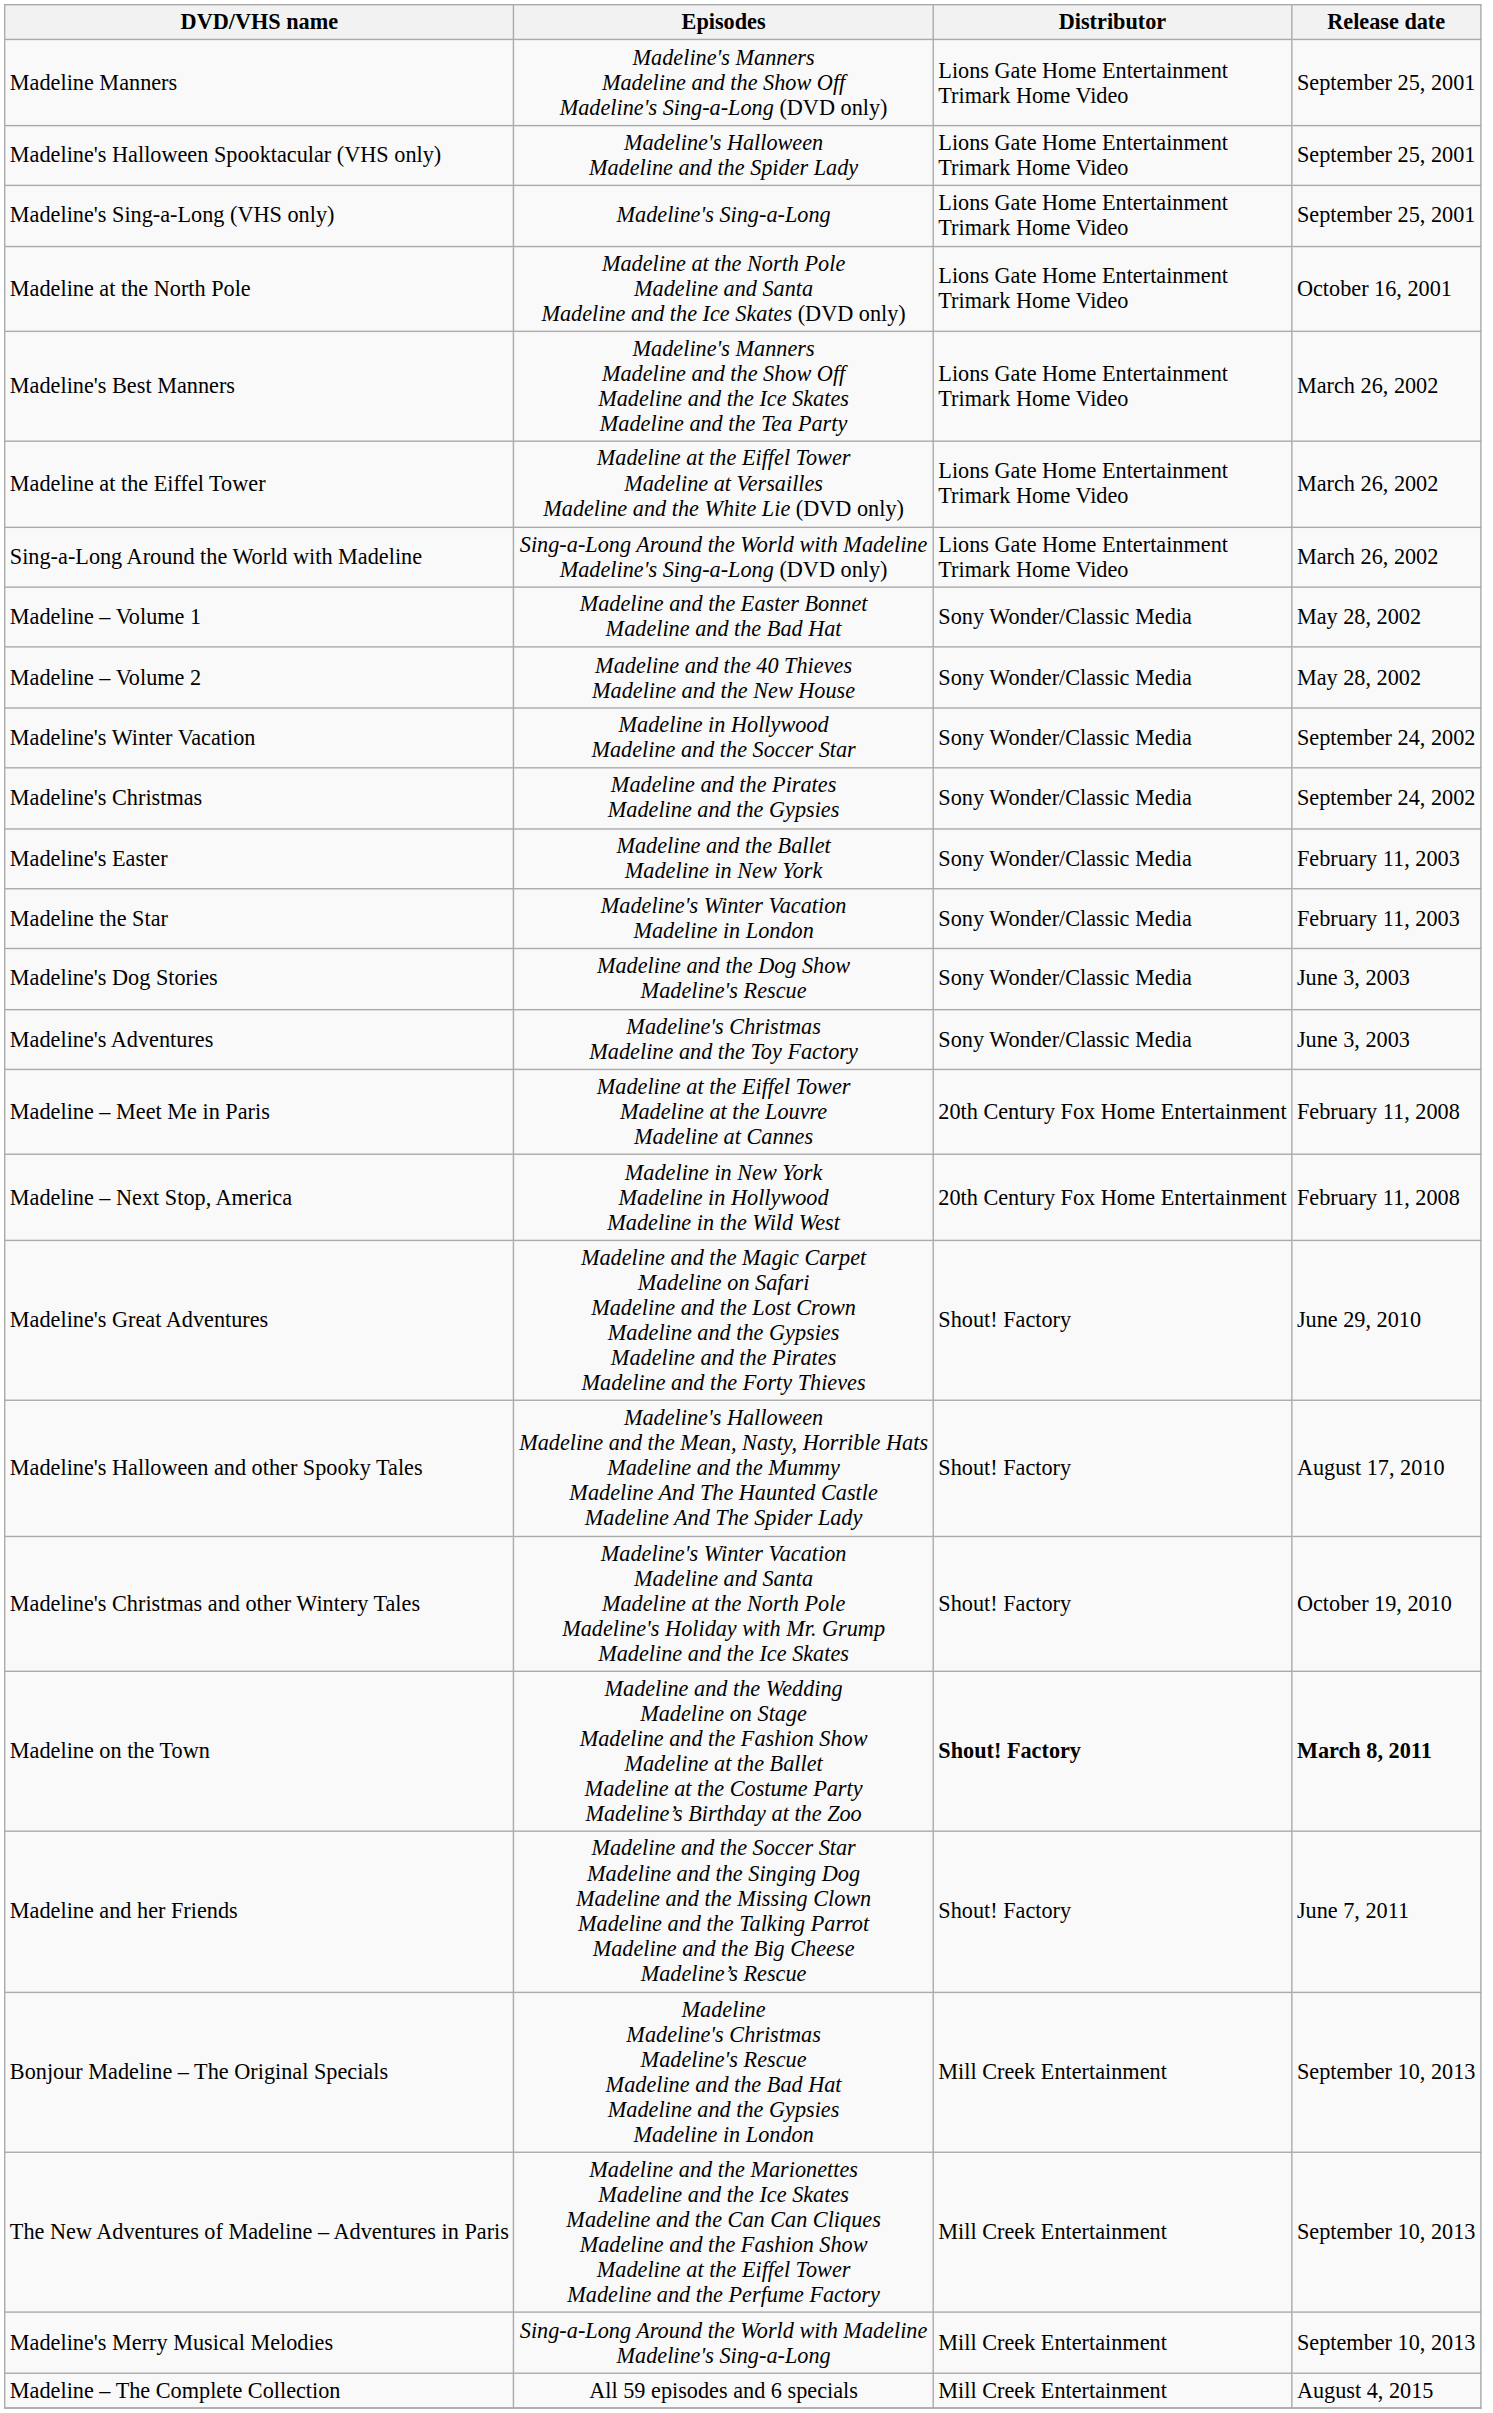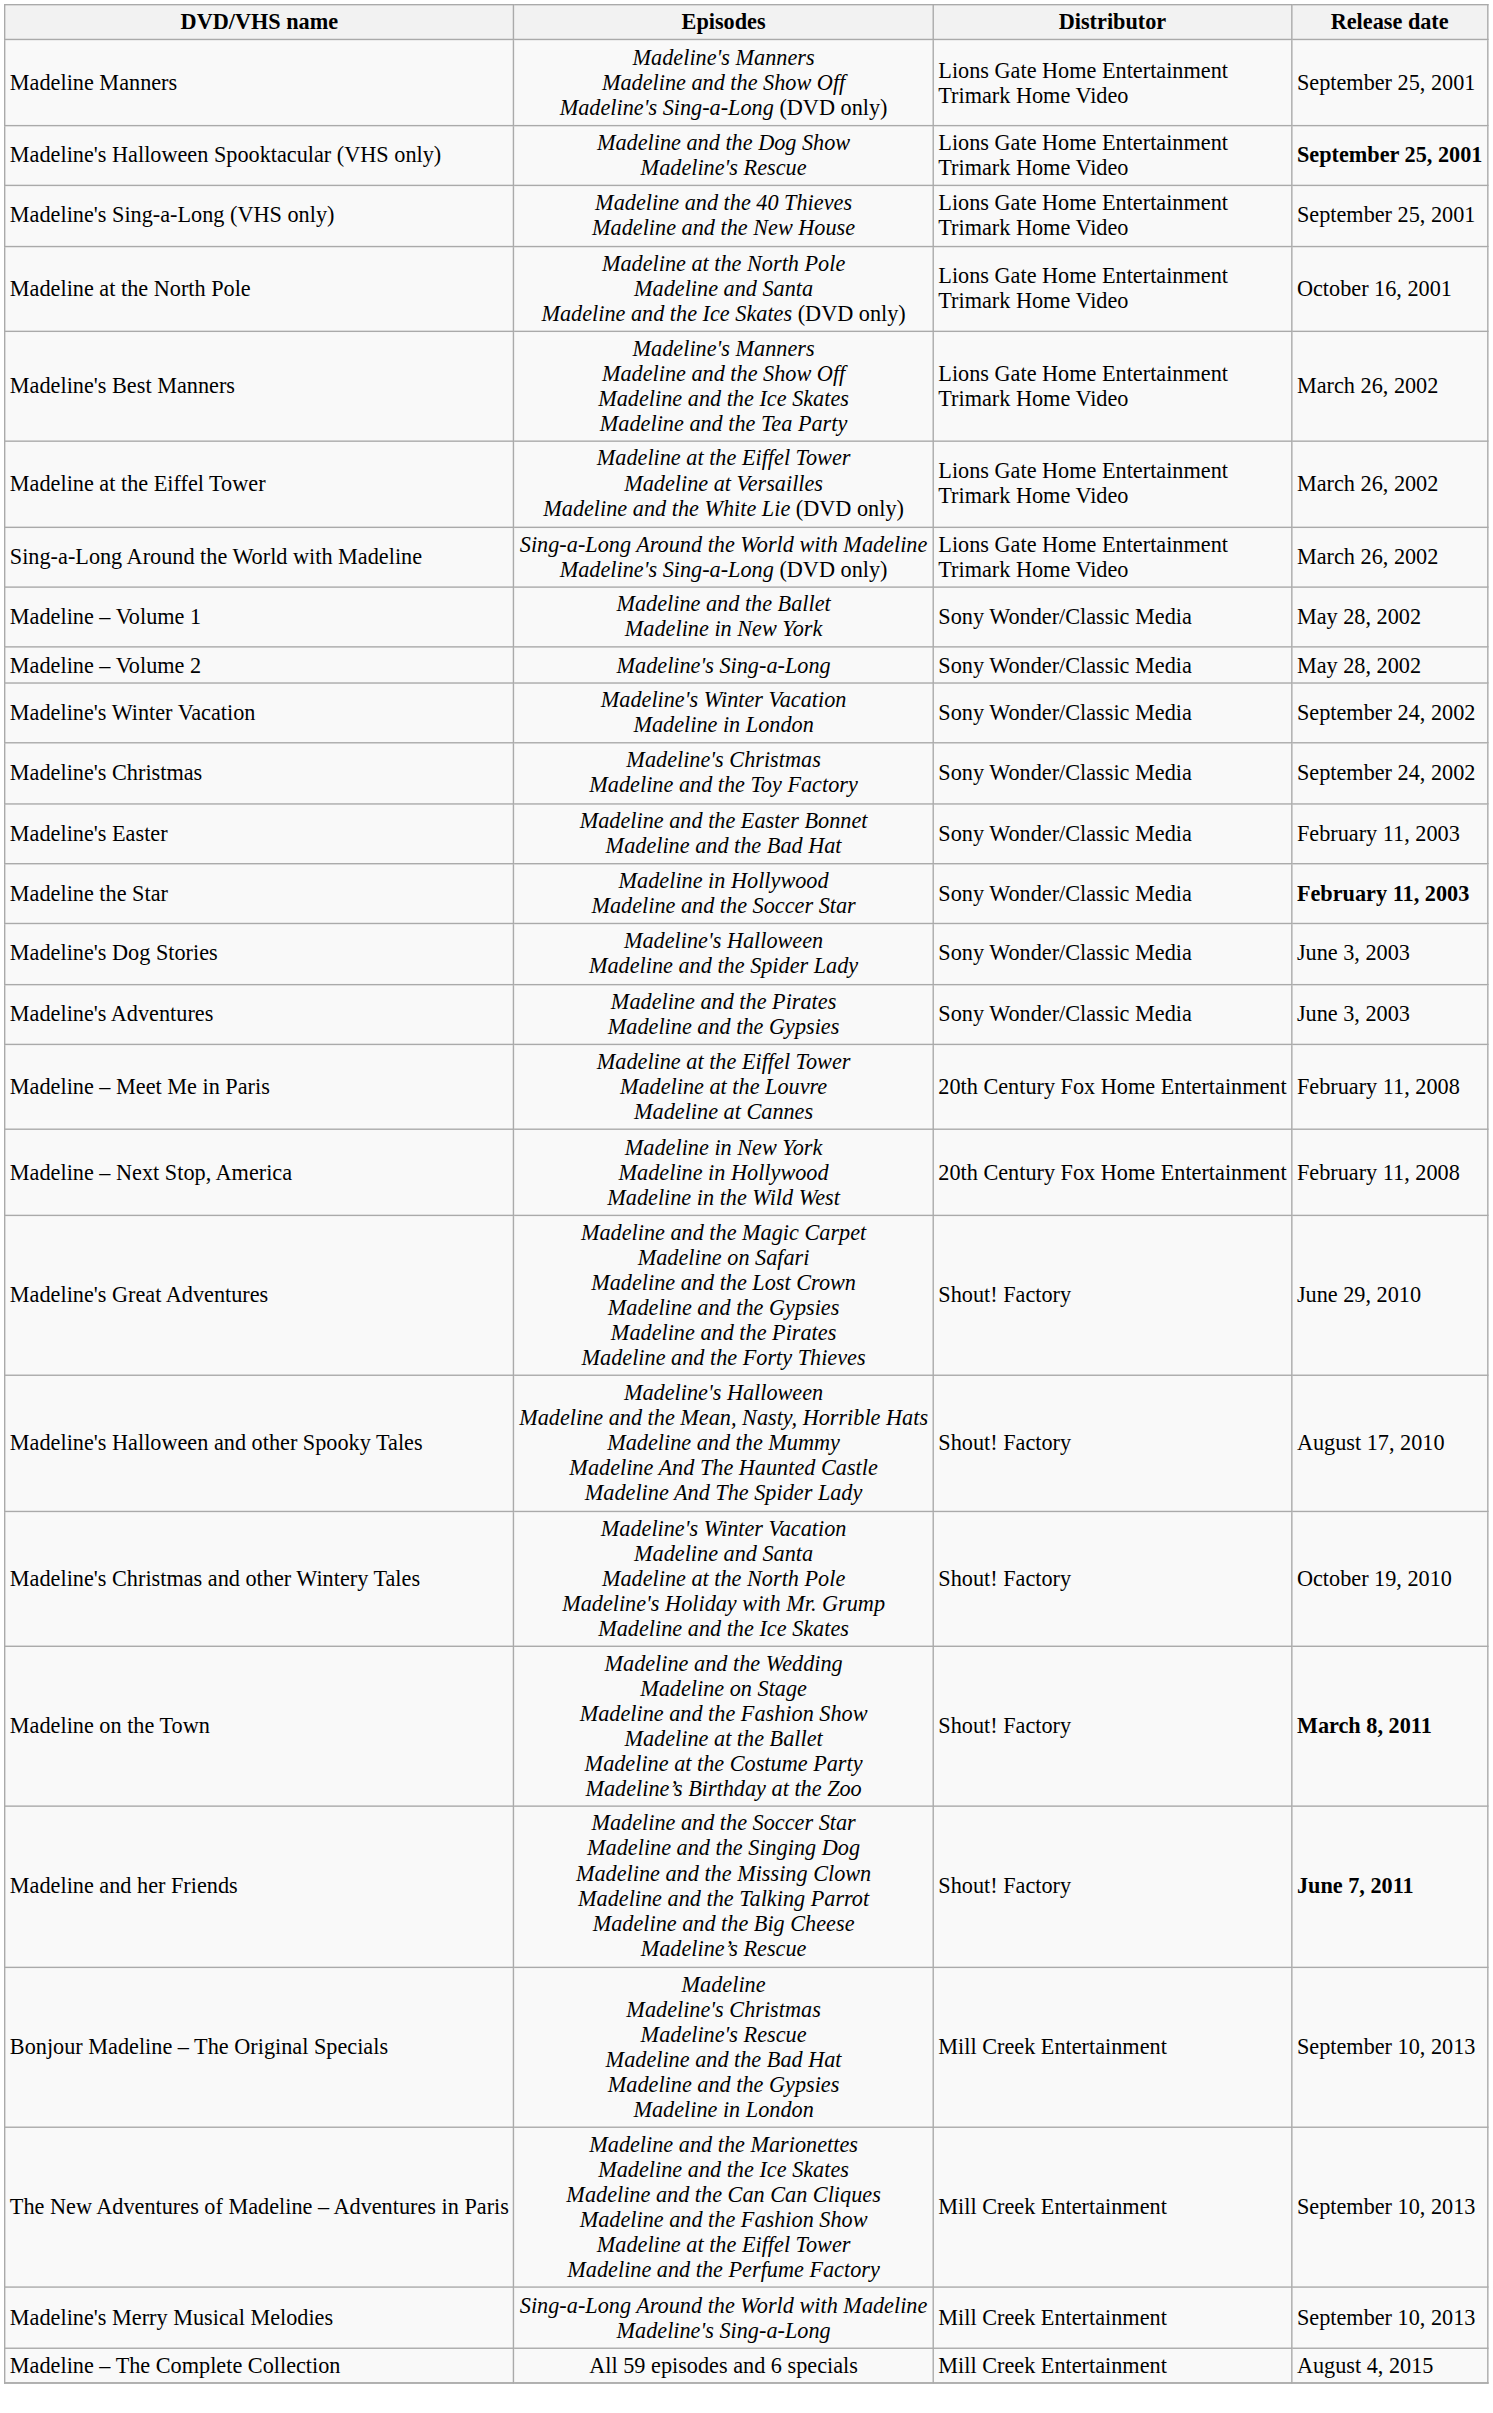(724, 155) Madeline's Halloween Madeline and the Spider Lady -> (724, 155) Madeline and the Dog Show Madeline's Rescue
(1386, 155) normal -> (1390, 155) bold
(724, 215) Madeline's Sing-a-Long -> (724, 215) Madeline and the 40 Thieves Madeline and the New House
(724, 617) Madeline and the Easter Bonnet Madeline and the Bad Hat -> (724, 617) Madeline and the Ballet Madeline in New York
(724, 677) Madeline and the 40 Thieves Madeline and the New House -> (724, 664) Madeline's Sing-a-Long
(724, 737) Madeline in Hollywood Madeline and the Soccer Star -> (724, 712) Madeline's Winter Vacation Madeline in London
(724, 797) Madeline and the Pirates Madeline and the Gypsies -> (724, 772) Madeline's Christmas Madeline and the Toy Factory
(724, 858) Madeline and the Ballet Madeline in New York -> (724, 833) Madeline and the Easter Bonnet Madeline and the Bad Hat
(724, 918) Madeline's Winter Vacation Madeline in London -> (724, 893) Madeline in Hollywood Madeline and the Soccer Star
(1378, 918) normal -> (1383, 893) bold
(724, 978) Madeline and the Dog Show Madeline's Rescue -> (724, 953) Madeline's Halloween Madeline and the Spider Lady
(724, 1039) Madeline's Christmas Madeline and the Toy Factory -> (724, 1014) Madeline and the Pirates Madeline and the Gypsies
(1010, 1751) bold -> (1005, 1726) normal
(1353, 1911) normal -> (1355, 1886) bold
